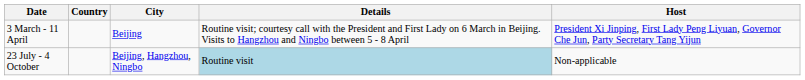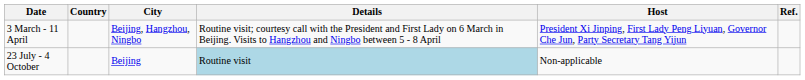+ column: (789, 12)
(127, 34) Beijing -> (150, 34) Beijing, Hangzhou, Ningbo
(152, 61) Beijing, Hangzhou, Ningbo -> (126, 61) Beijing
